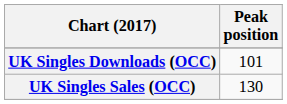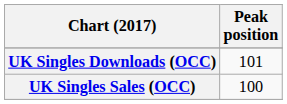(251, 86) 130 -> (251, 86) 100
